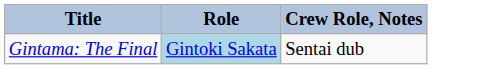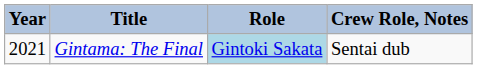+ column: (27, 19)
